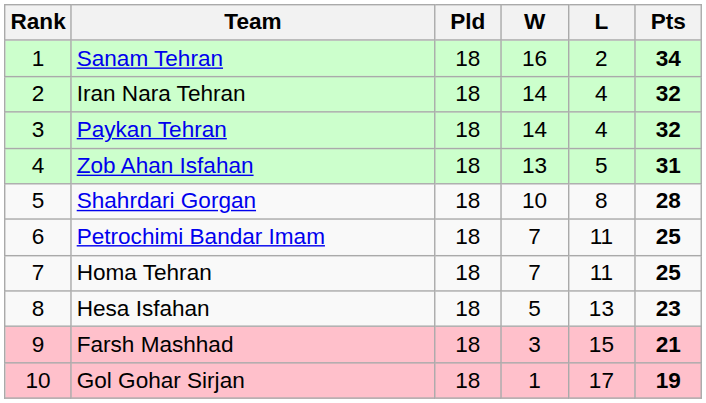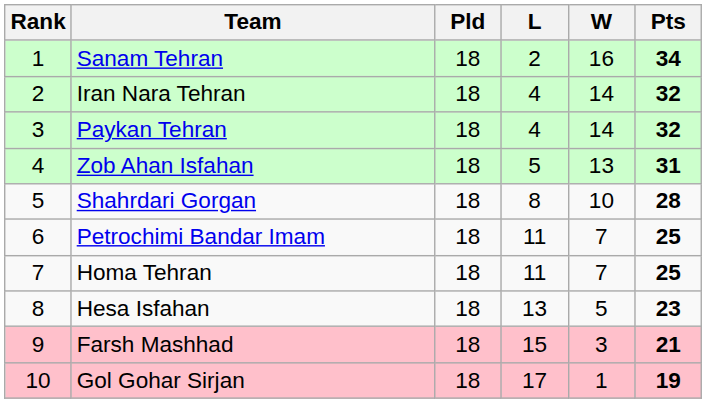columns swapped: (535, 22) <-> (601, 22)
